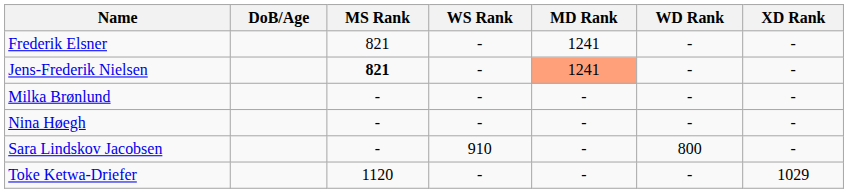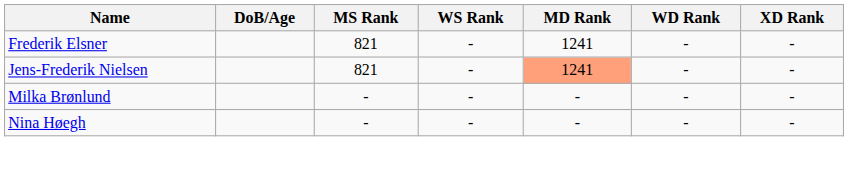(378, 70) bold -> (366, 70) normal
- row: (85, 149)
- row: (73, 175)
